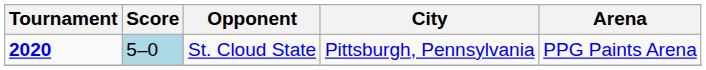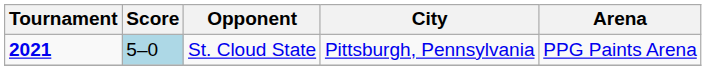(30, 49) 2020 -> (30, 49) 2021
